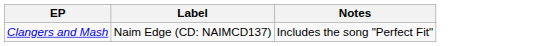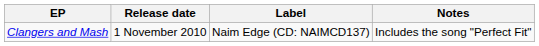+ column: (160, 13)
